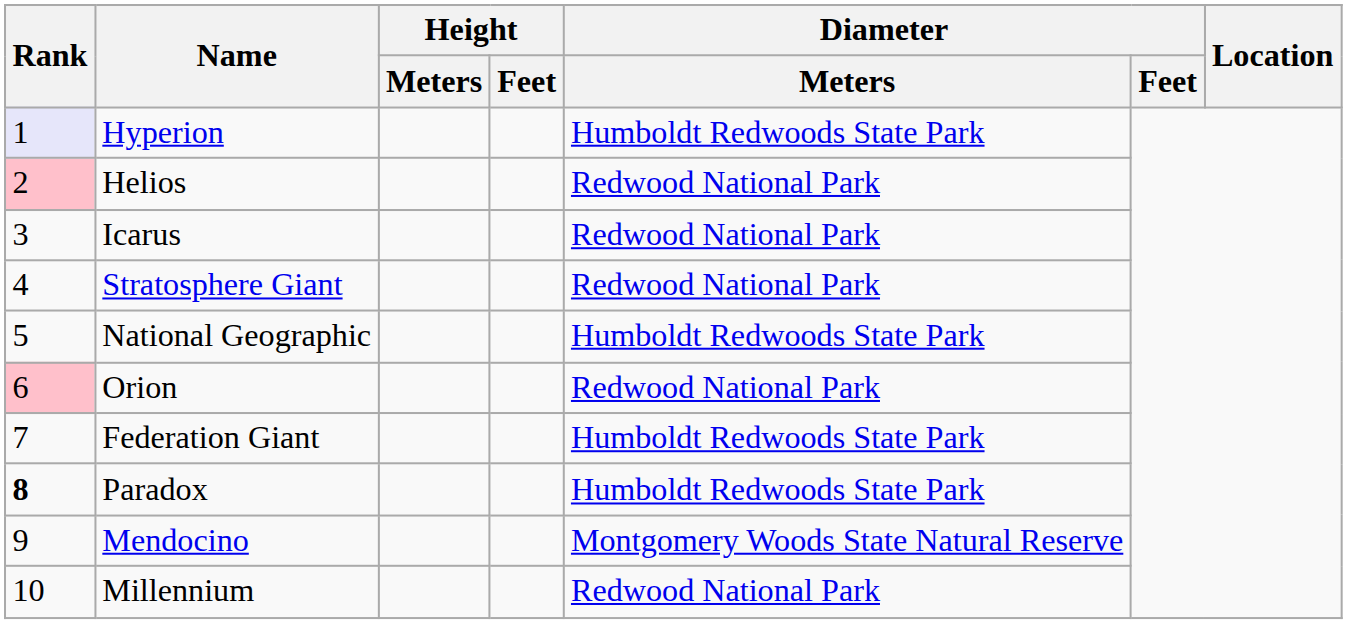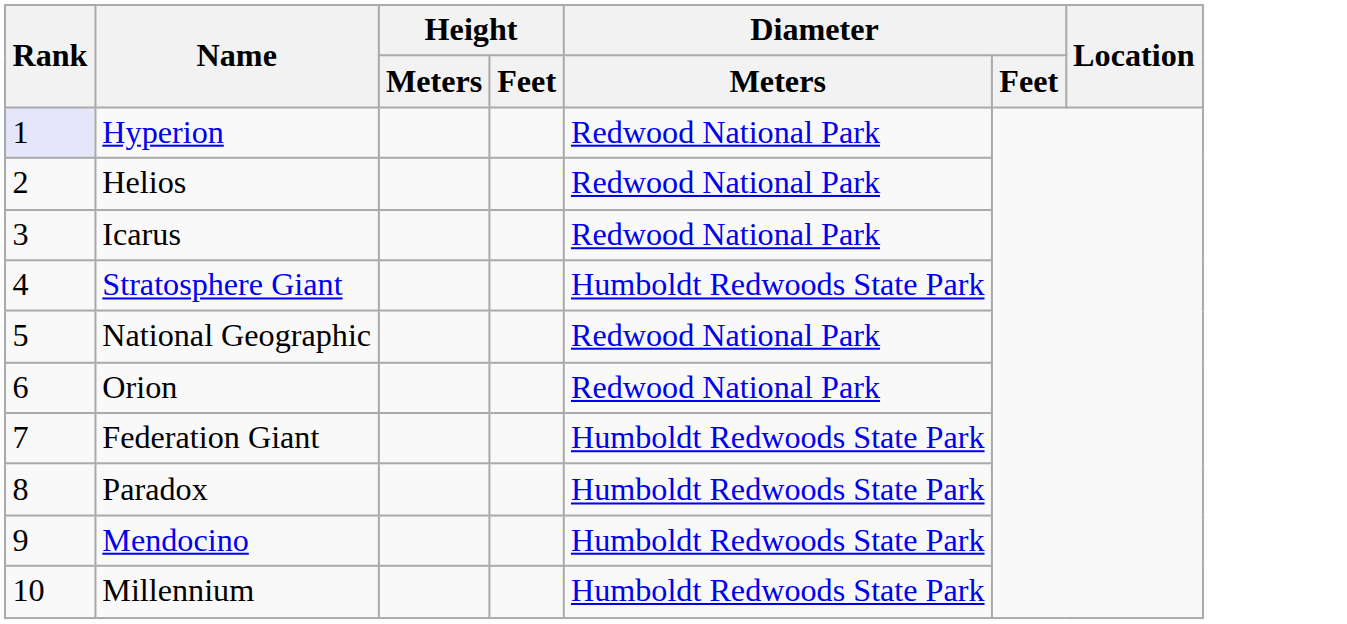(778, 132) Humboldt Redwoods State Park -> (725, 132) Redwood National Park
(20, 183) pink background -> (20, 183) no background
(725, 285) Redwood National Park -> (778, 285) Humboldt Redwoods State Park
(778, 336) Humboldt Redwoods State Park -> (725, 336) Redwood National Park
(20, 387) pink background -> (20, 387) no background
(20, 489) bold -> (20, 489) normal
(847, 540) Montgomery Woods State Natural Reserve -> (778, 540) Humboldt Redwoods State Park
(725, 591) Redwood National Park -> (778, 591) Humboldt Redwoods State Park
